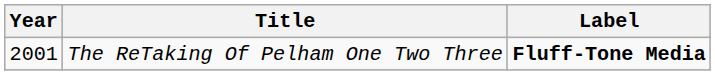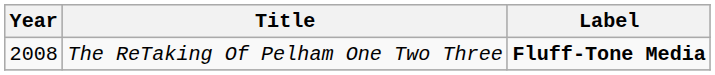(34, 54) 2001 -> (34, 54) 2008
